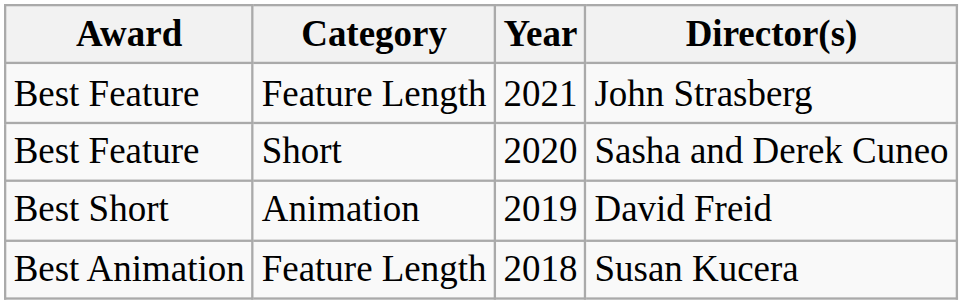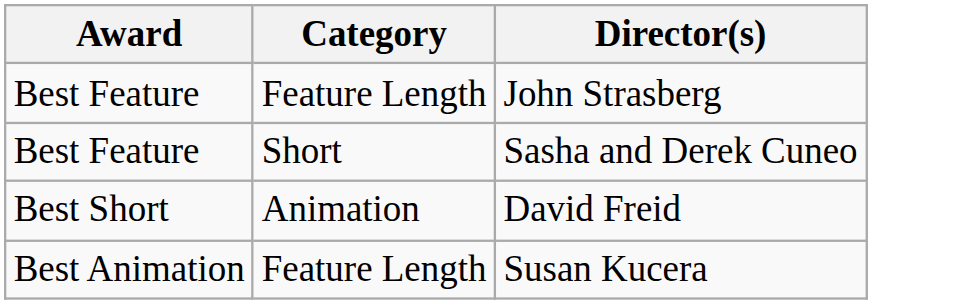- column: (540, 33)
